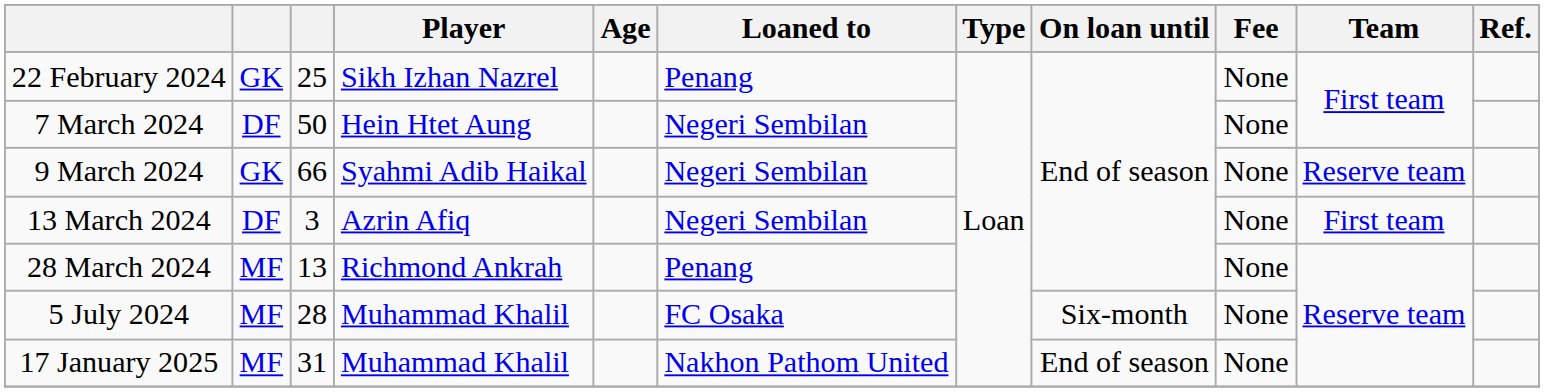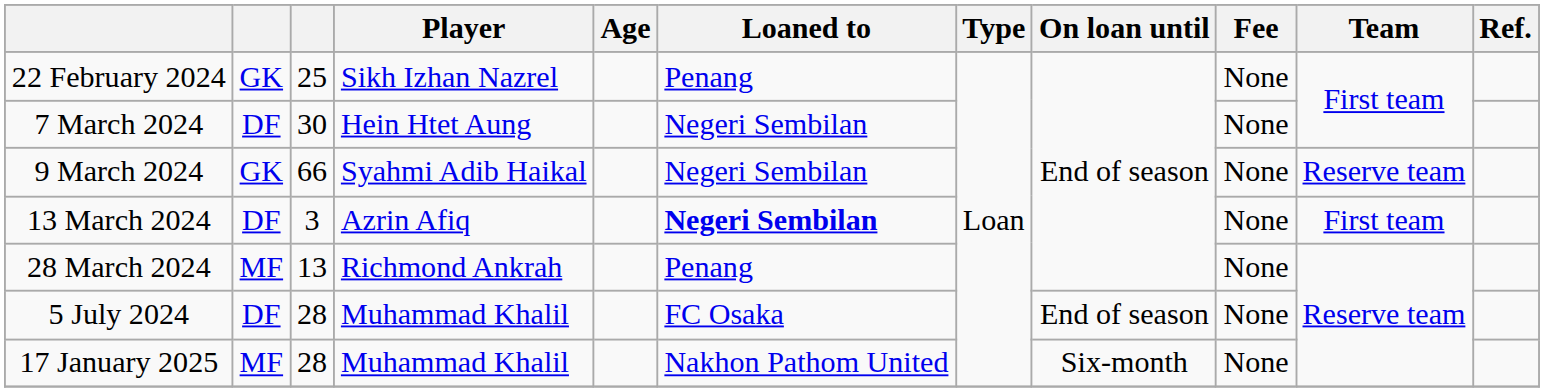(312, 123) 50 -> (312, 123) 30
(766, 219) normal -> (771, 219) bold
(261, 314) MF -> (261, 314) DF
(1124, 314) Six-month -> (1124, 314) End of season
(312, 362) 31 -> (312, 362) 28
(1124, 362) End of season -> (1124, 362) Six-month
